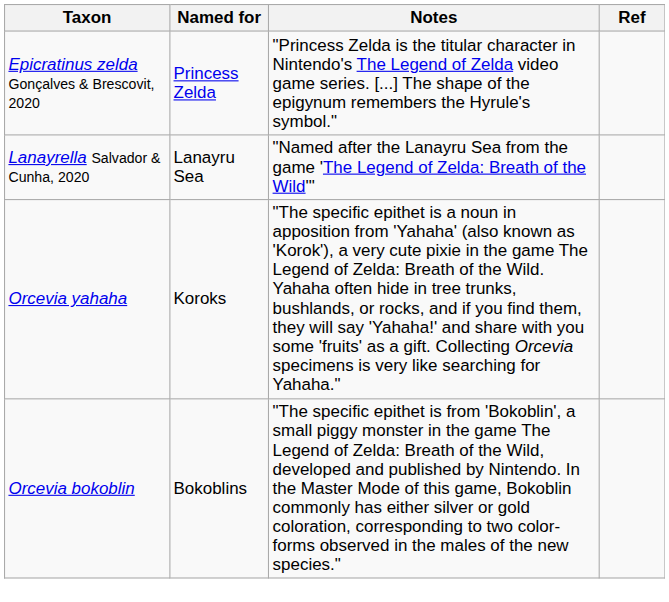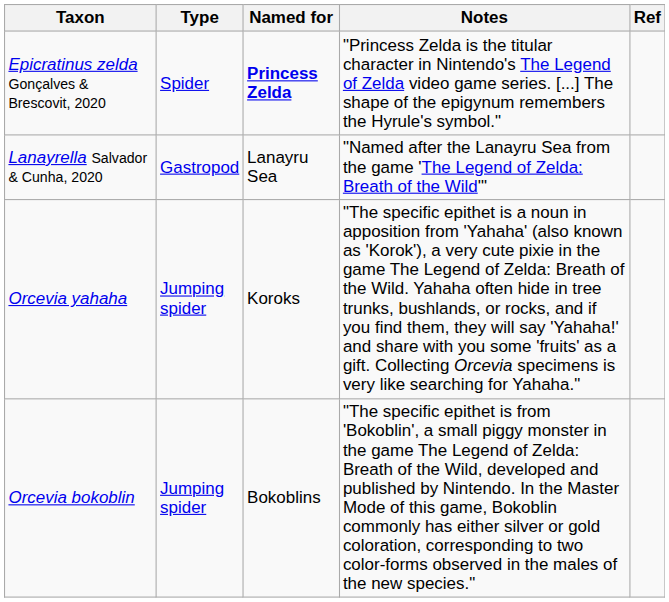+ column: (200, 17)
(206, 83) normal -> (282, 83) bold
